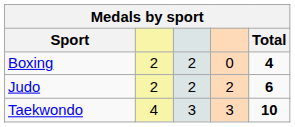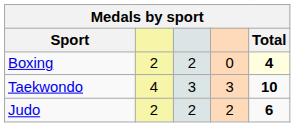(269, 63) no background -> (269, 63) lightyellow background
rows swapped: (24, 87) <-> (45, 110)
